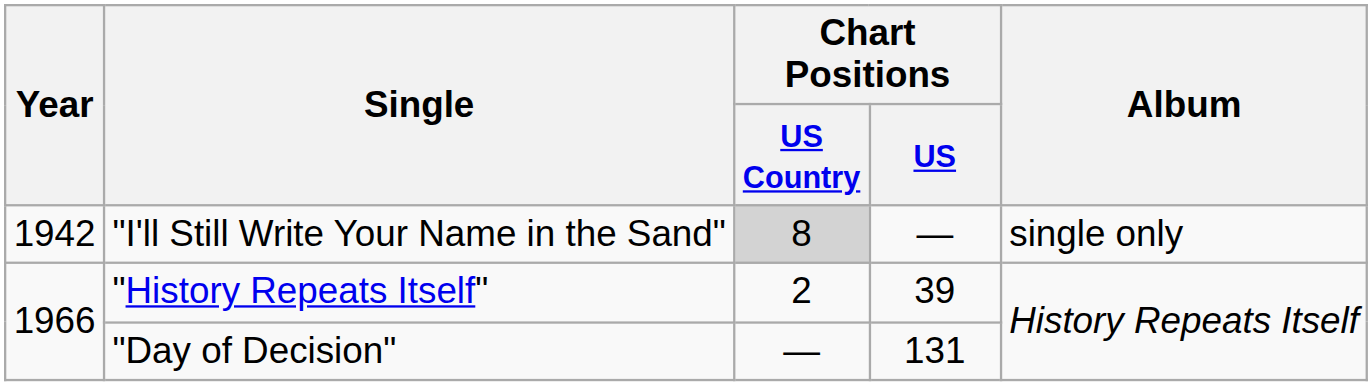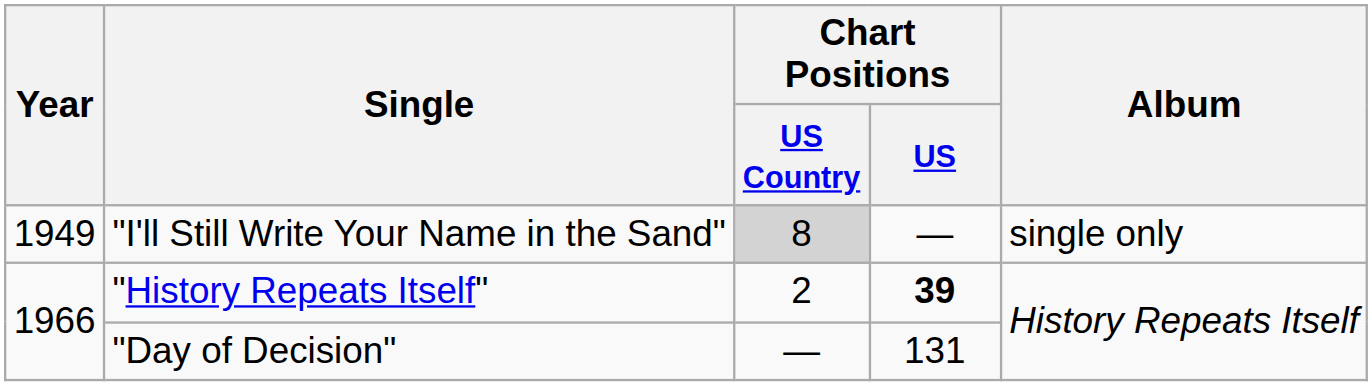(55, 233) 1942 -> (55, 233) 1949
(935, 291) normal -> (935, 291) bold
